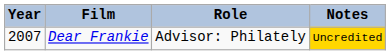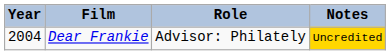(25, 39) 2007 -> (25, 39) 2004
